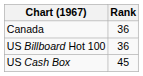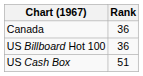(123, 63) 45 -> (123, 63) 51
